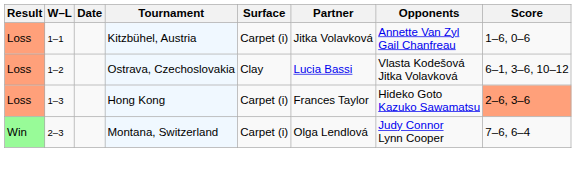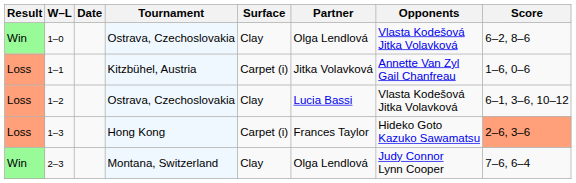+ row: (56, 39)
(264, 132) Carpet (i) -> (252, 163) Clay
